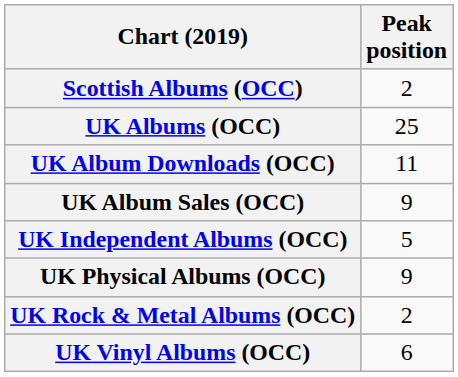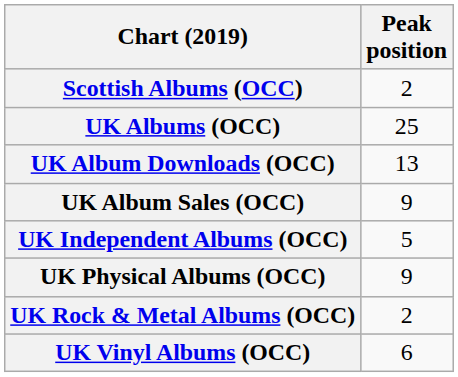(407, 163) 11 -> (407, 163) 13
